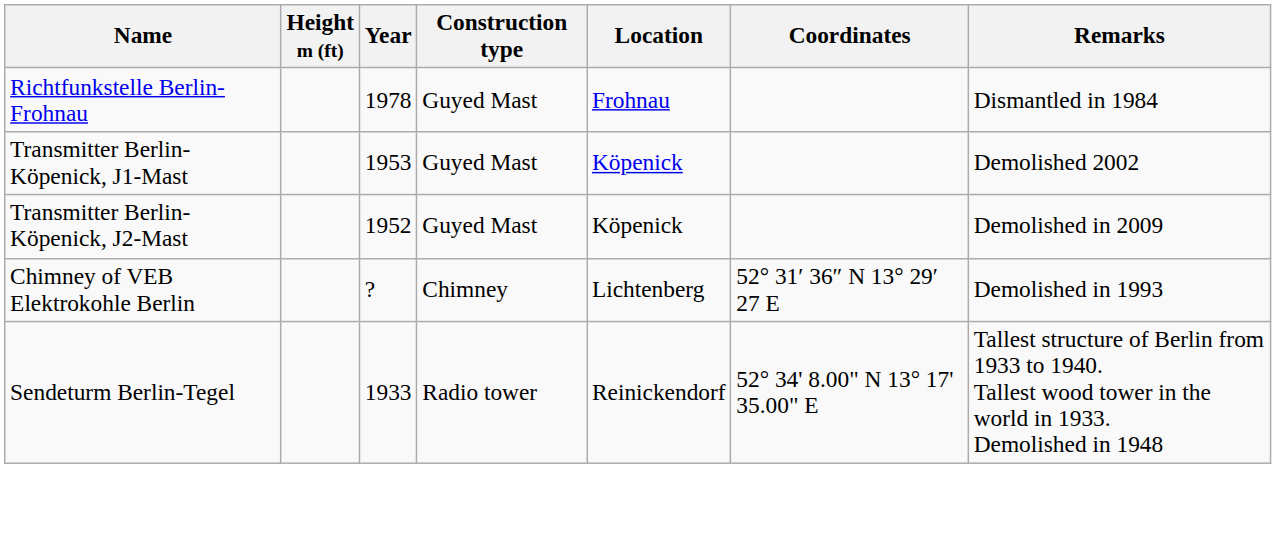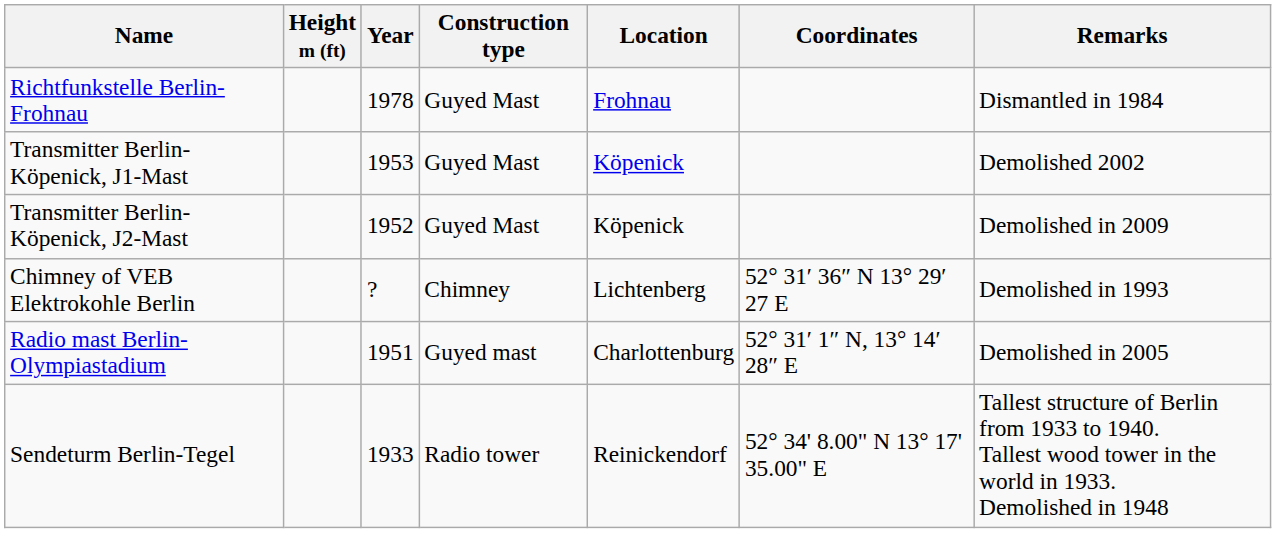+ row: (99, 352)
